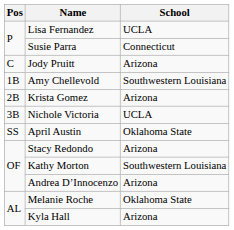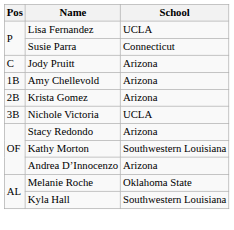(175, 81) Southwestern Louisiana -> (140, 81) Arizona
- row: (54, 132)
(140, 217) Arizona -> (175, 200) Southwestern Louisiana
